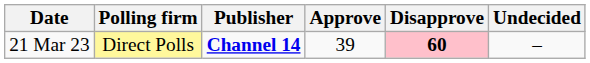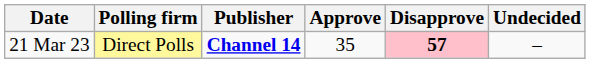(345, 44) 39 -> (345, 44) 35
(437, 44) 60 -> (437, 44) 57
